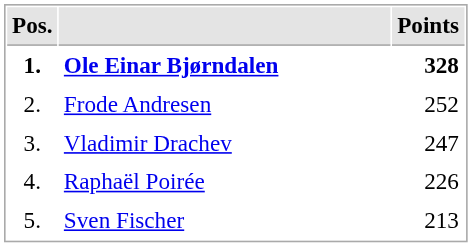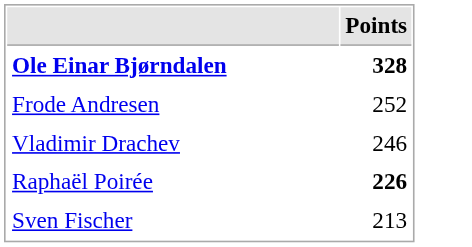- column: (32, 25)
(442, 142) 247 -> (390, 142) 246
(442, 181) normal -> (390, 181) bold
